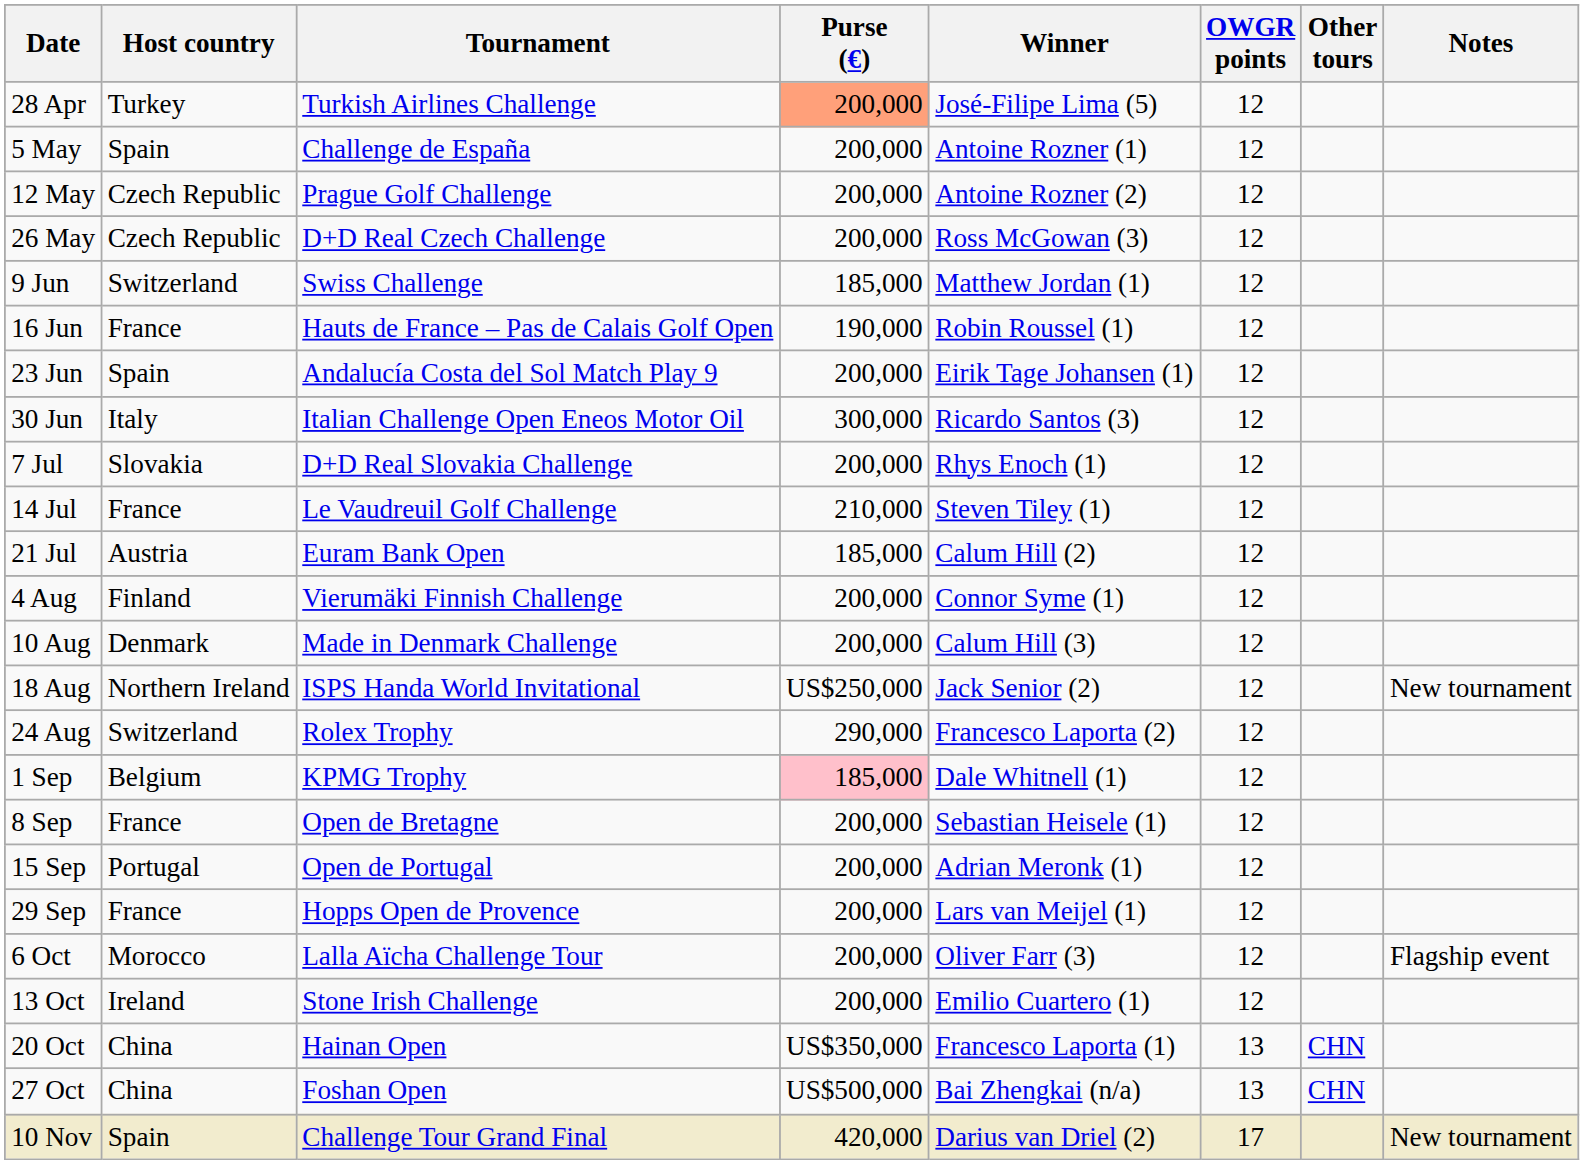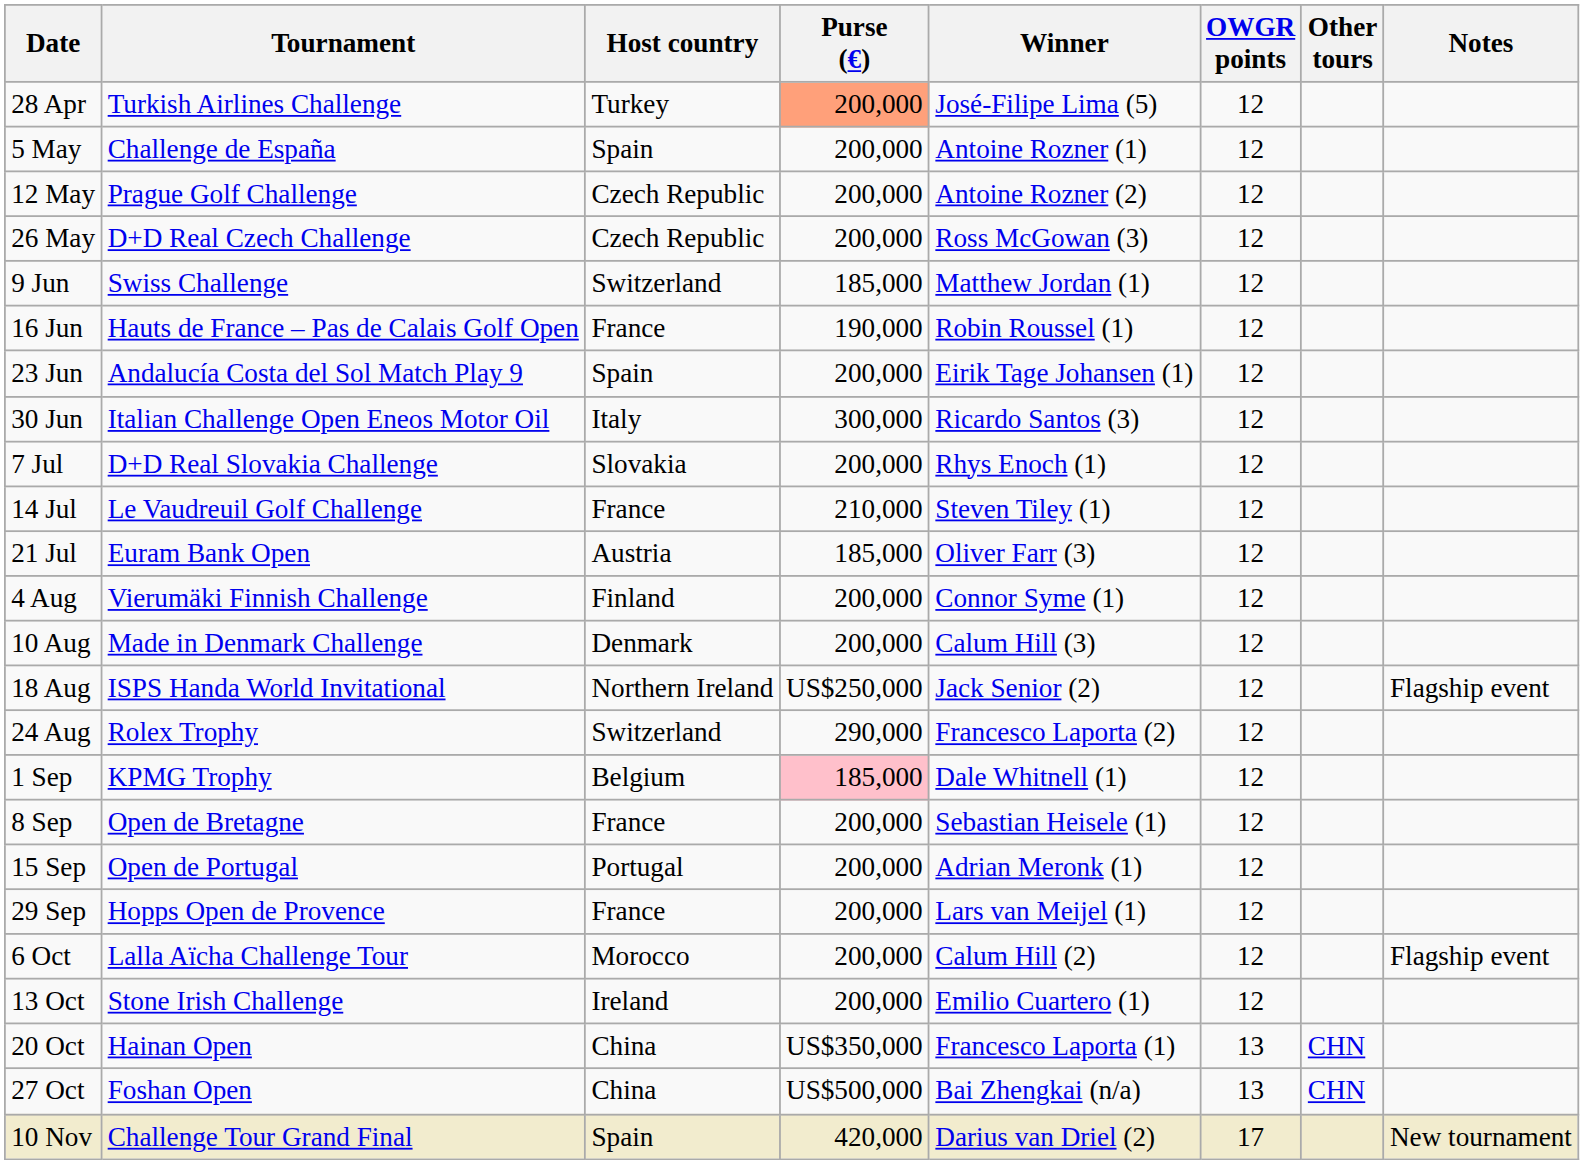columns swapped: (538, 43) <-> (199, 43)
(1015, 552) Calum Hill (2) -> (1015, 552) Oliver Farr (3)
(1481, 687) New tournament -> (1470, 687) Flagship event
(1015, 956) Oliver Farr (3) -> (1015, 956) Calum Hill (2)
